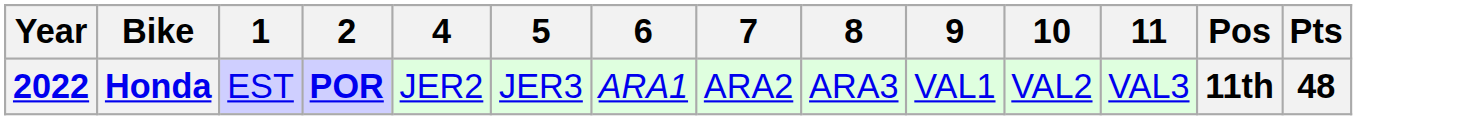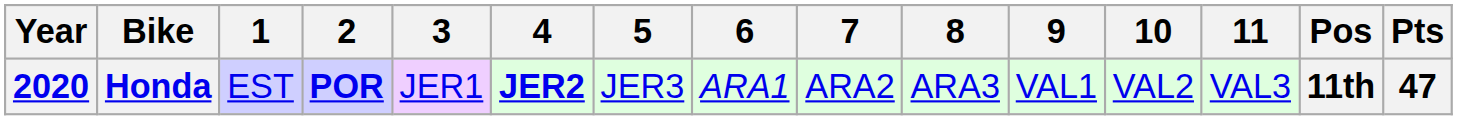+ column: (441, 31)
(51, 85) 2022 -> (51, 85) 2020
(441, 85) normal -> (542, 85) bold
(1316, 85) 48 -> (1418, 85) 47
